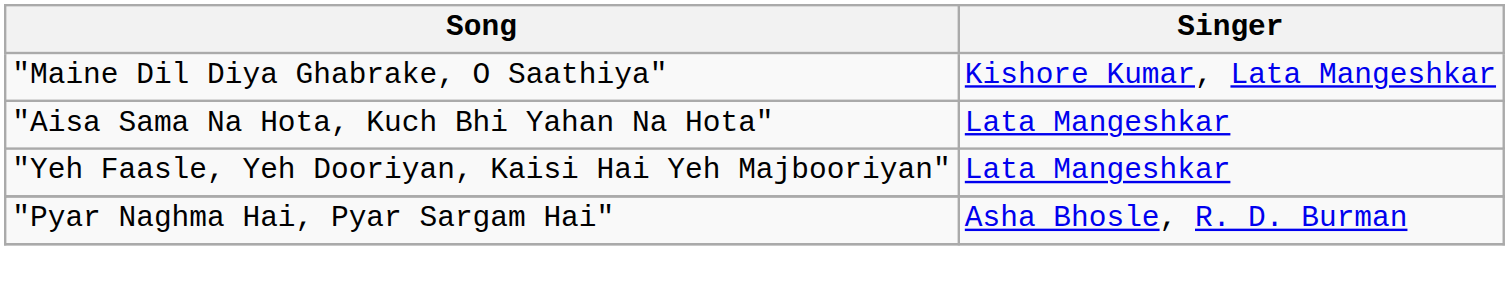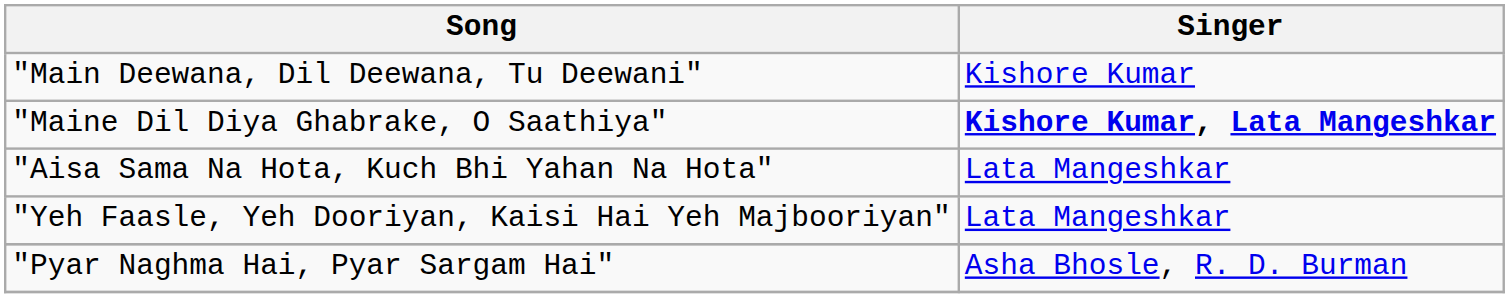+ row: (358, 77)
(1230, 77) normal -> (1230, 125) bold
